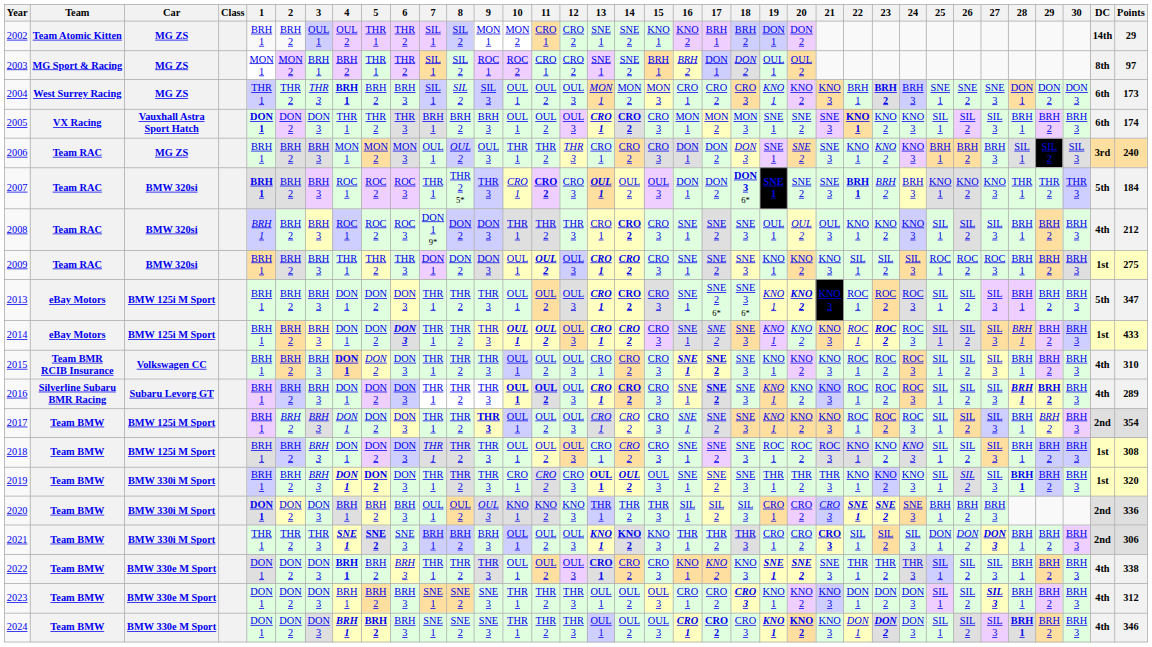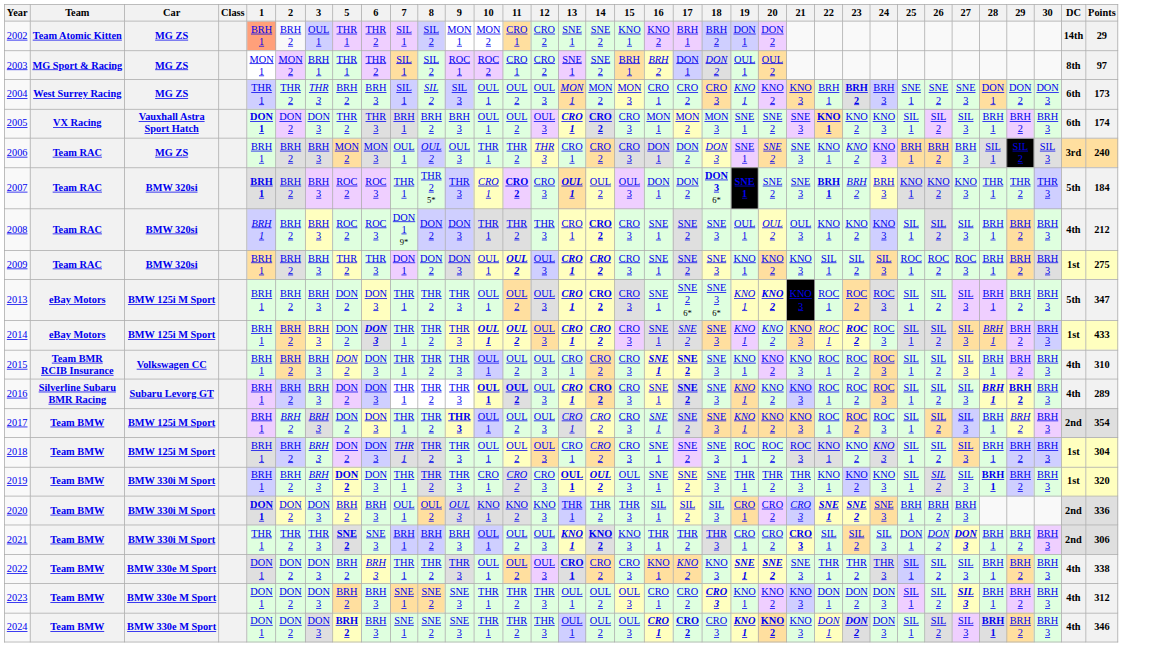- column: (347, 12)
(262, 35) no background -> (262, 35) lightsalmon background
(1131, 451) 308 -> (1102, 451) 304
